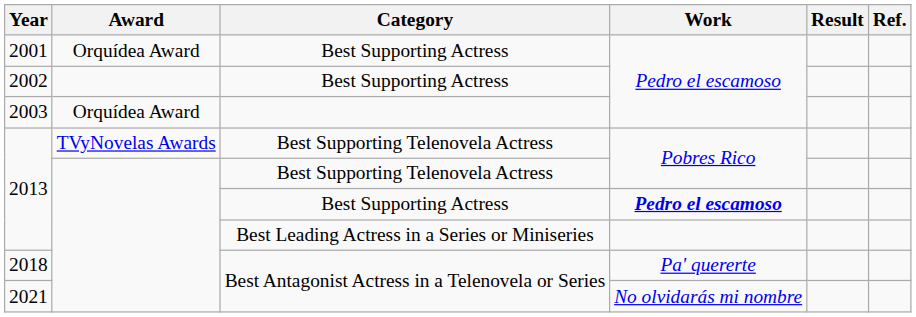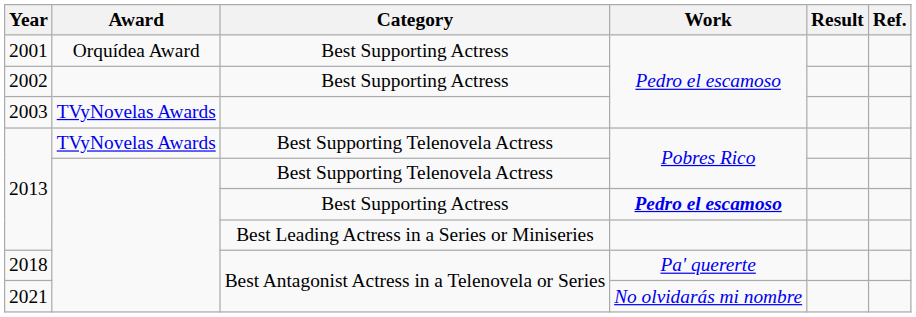(136, 111) Orquídea Award -> (136, 111) TVyNovelas Awards
